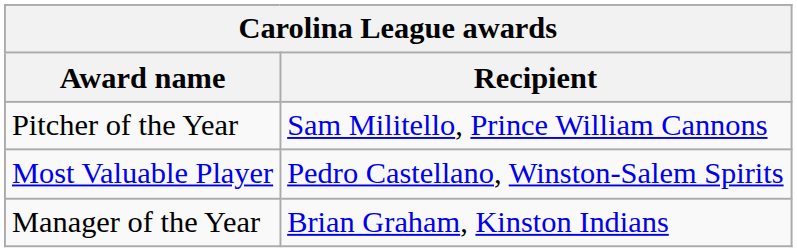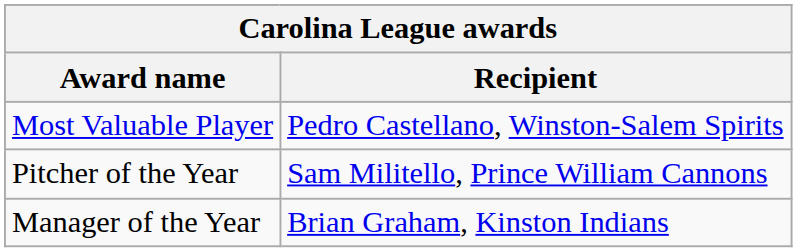rows swapped: (143, 173) <-> (125, 125)
